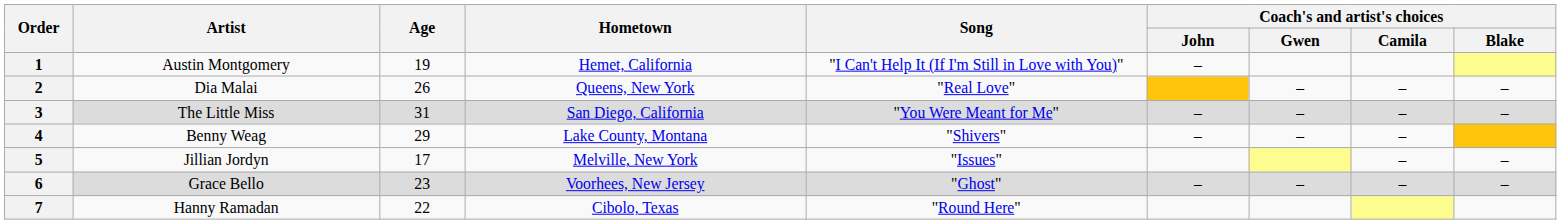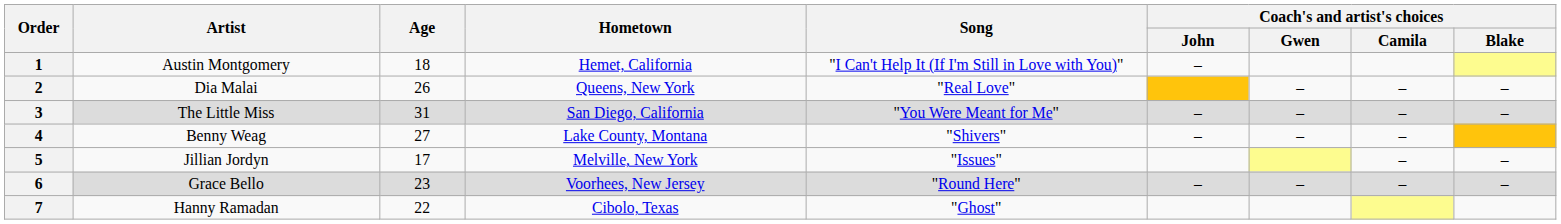(422, 64) 19 -> (422, 64) 18
(422, 136) 29 -> (422, 136) 27
(976, 184) "Ghost" -> (976, 184) "Round Here"
(976, 208) "Round Here" -> (976, 208) "Ghost"
